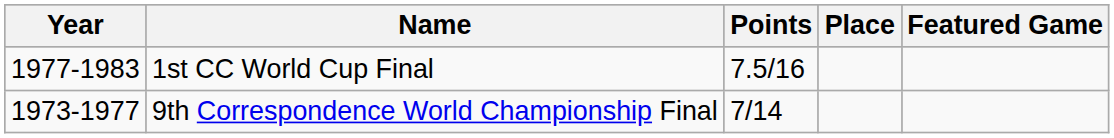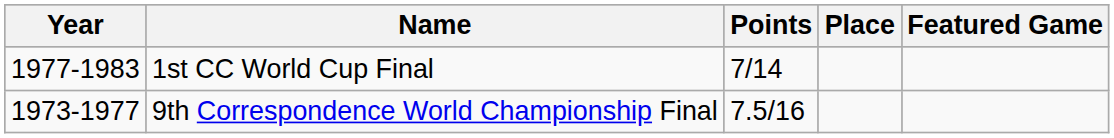(768, 68) 7.5/16 -> (756, 68) 7/14
(756, 111) 7/14 -> (768, 111) 7.5/16
